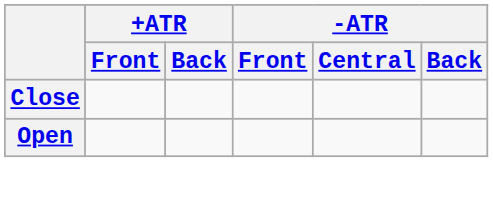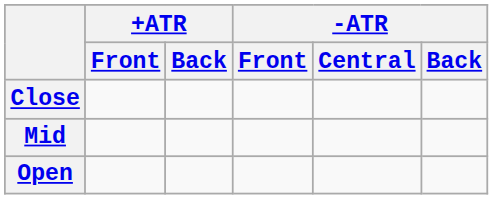+ row: (45, 137)
